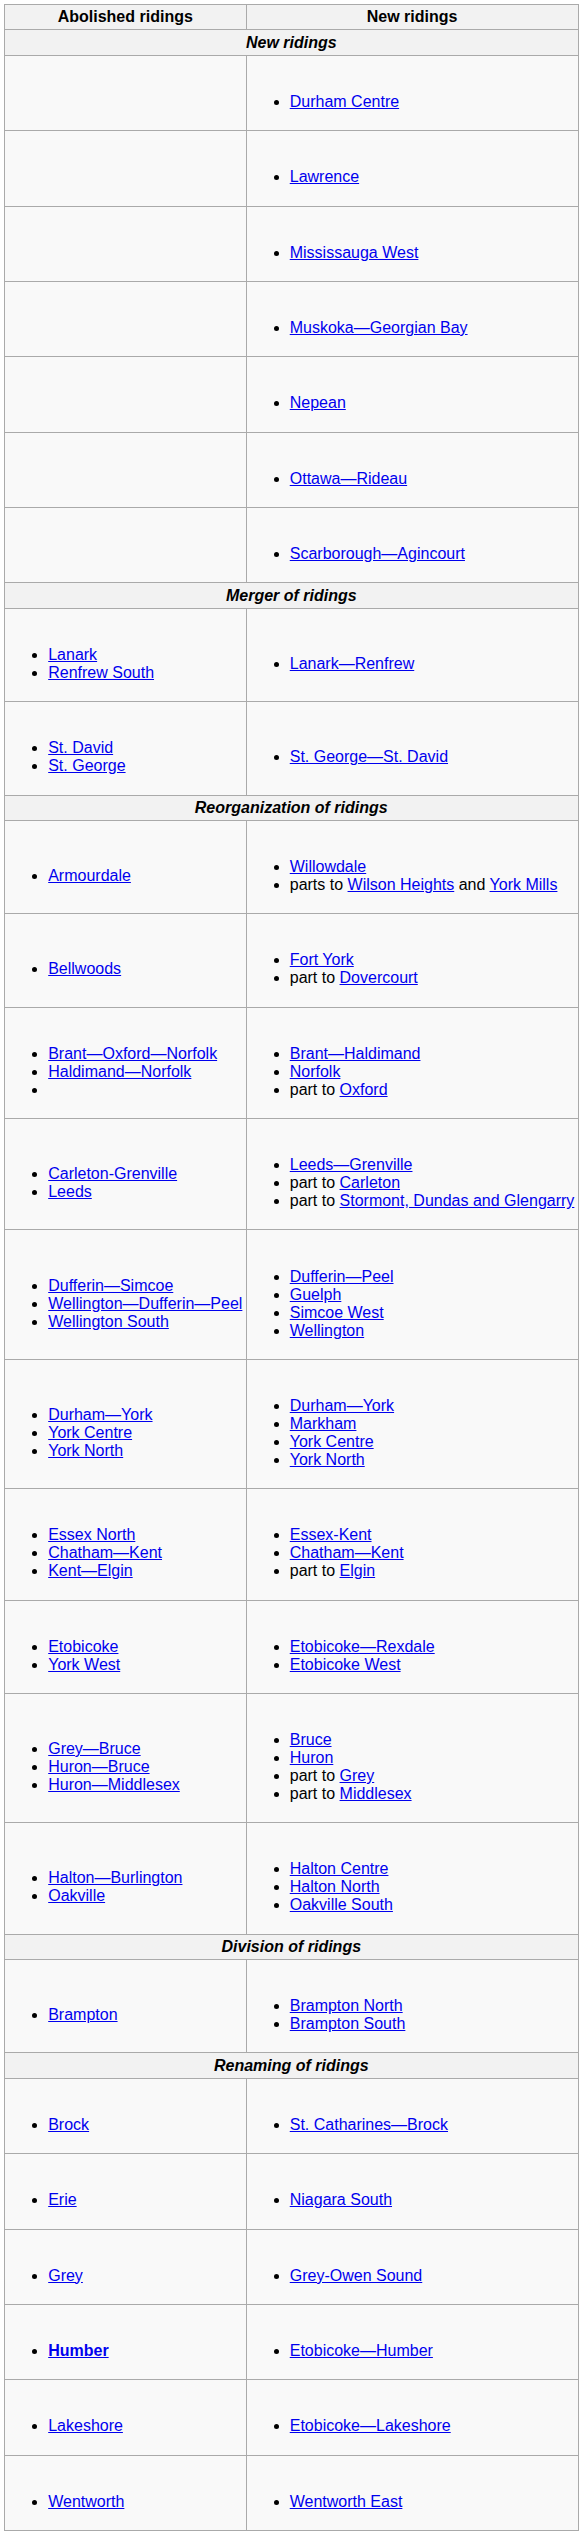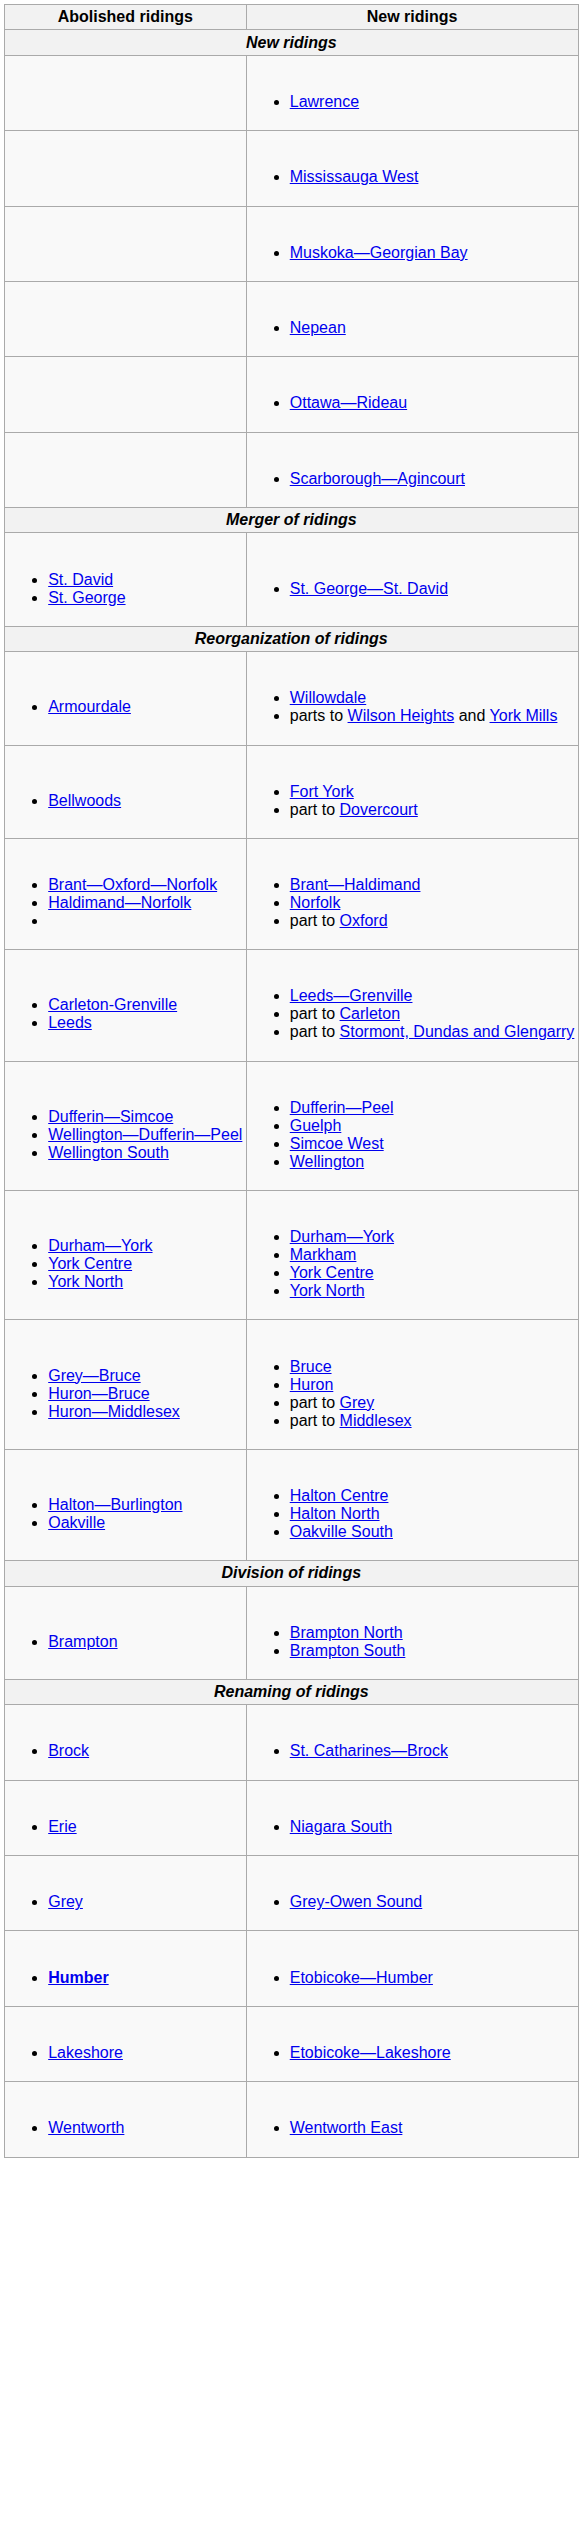- row: (412, 102)
- row: (412, 664)
- row: (412, 1553)
- row: (412, 1656)
